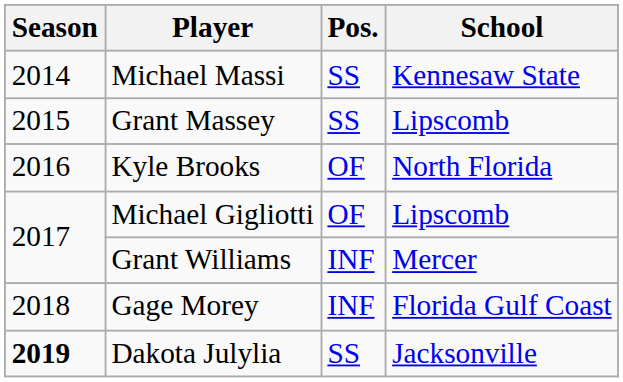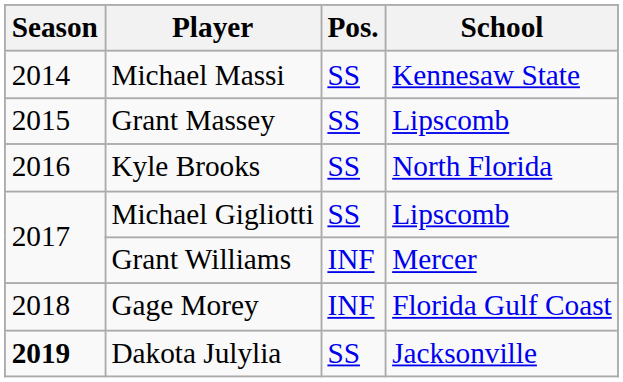(346, 167) OF -> (344, 167) SS
(346, 213) OF -> (344, 213) SS
